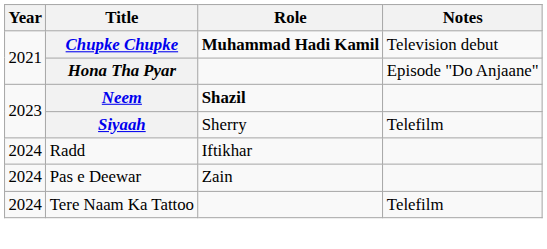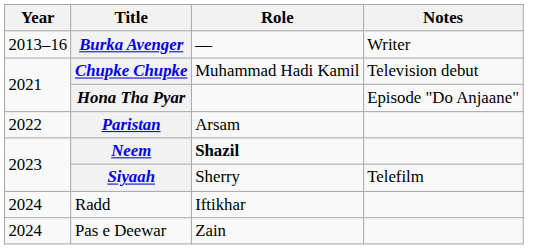+ row: (131, 44)
(290, 44) bold -> (277, 71) normal
+ row: (131, 124)
- row: (122, 204)
